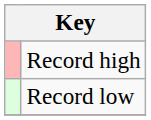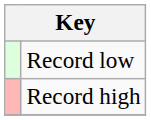rows swapped: (80, 96) <-> (84, 59)
